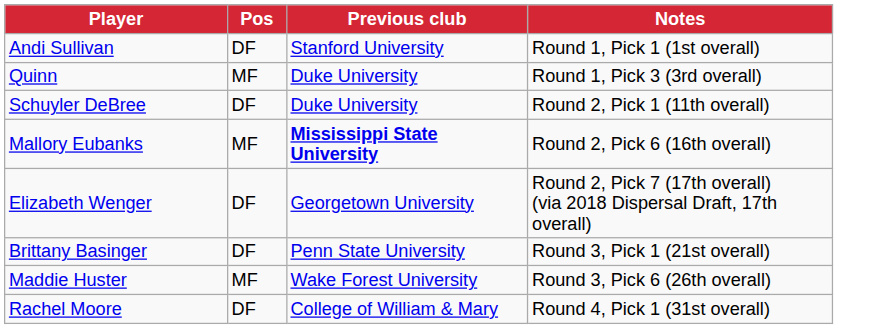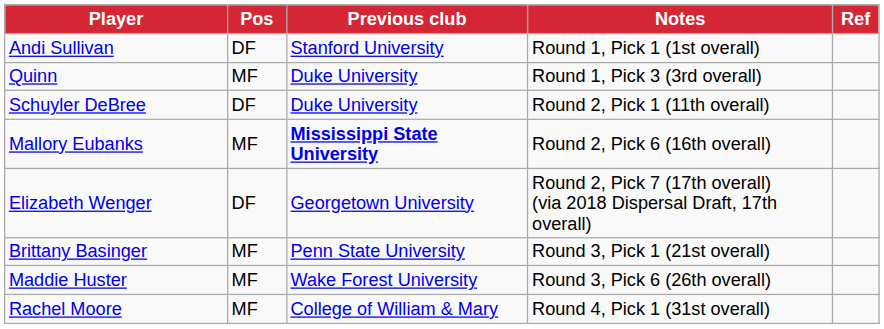+ column: (856, 19)
(244, 252) DF -> (245, 252) MF
(244, 309) DF -> (245, 309) MF
